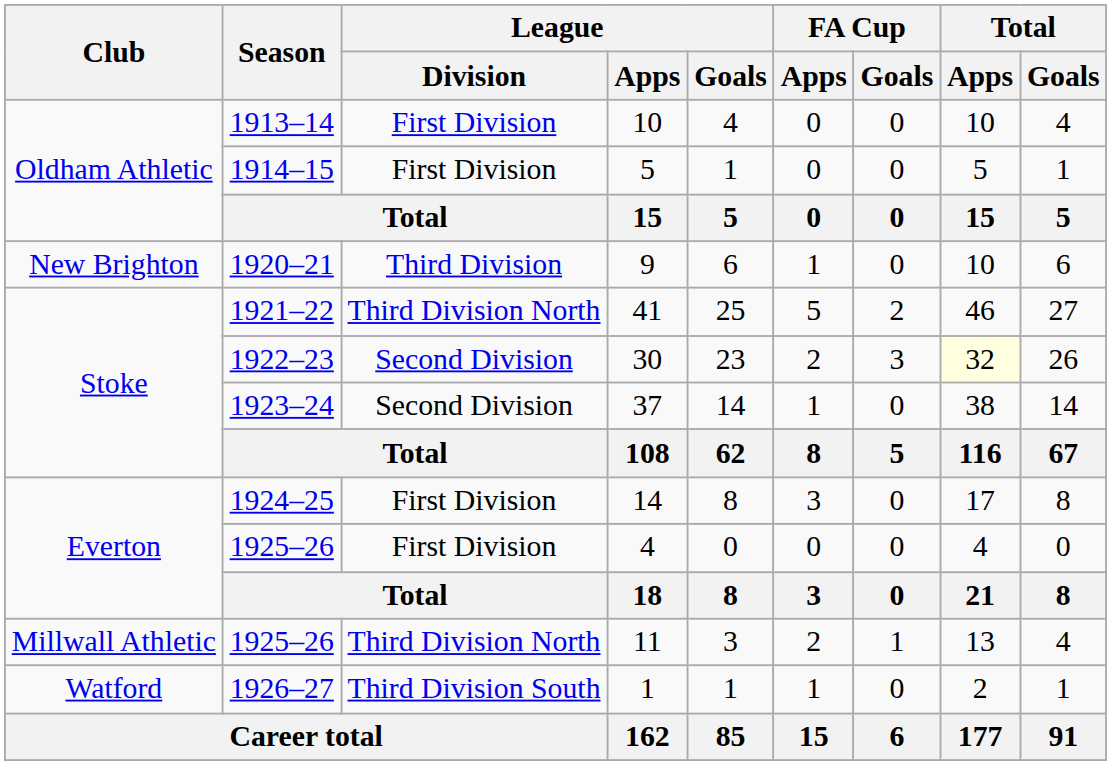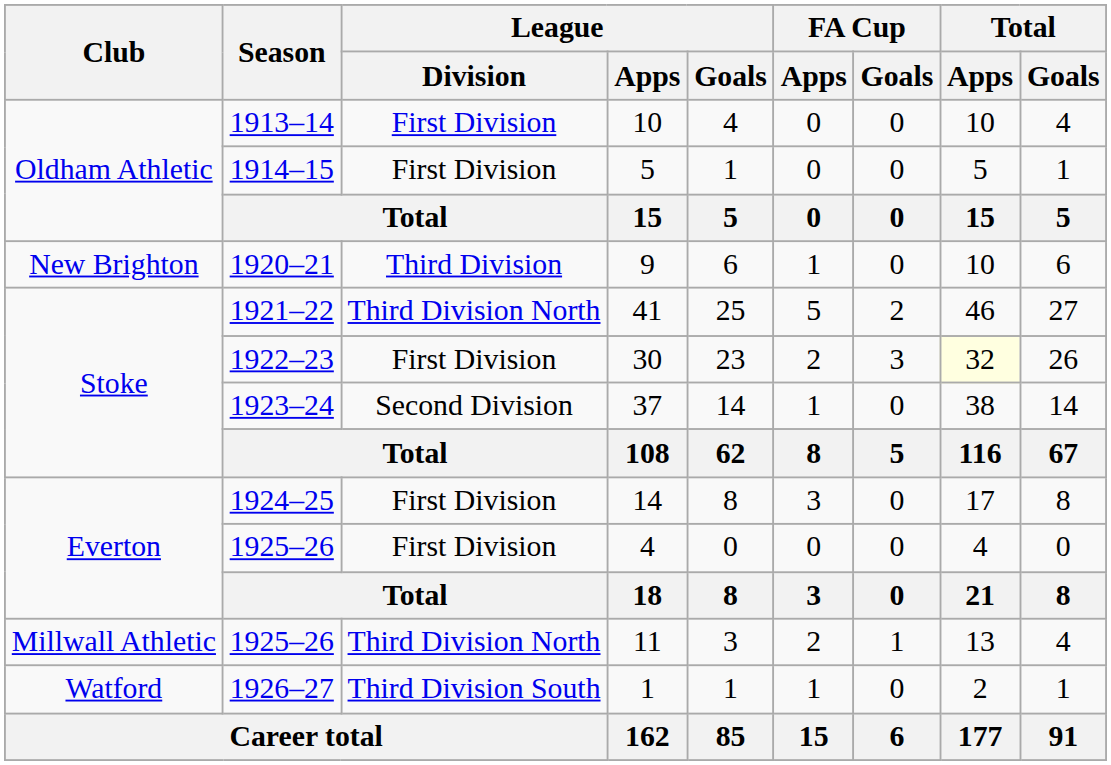(474, 358) Second Division -> (474, 358) First Division
